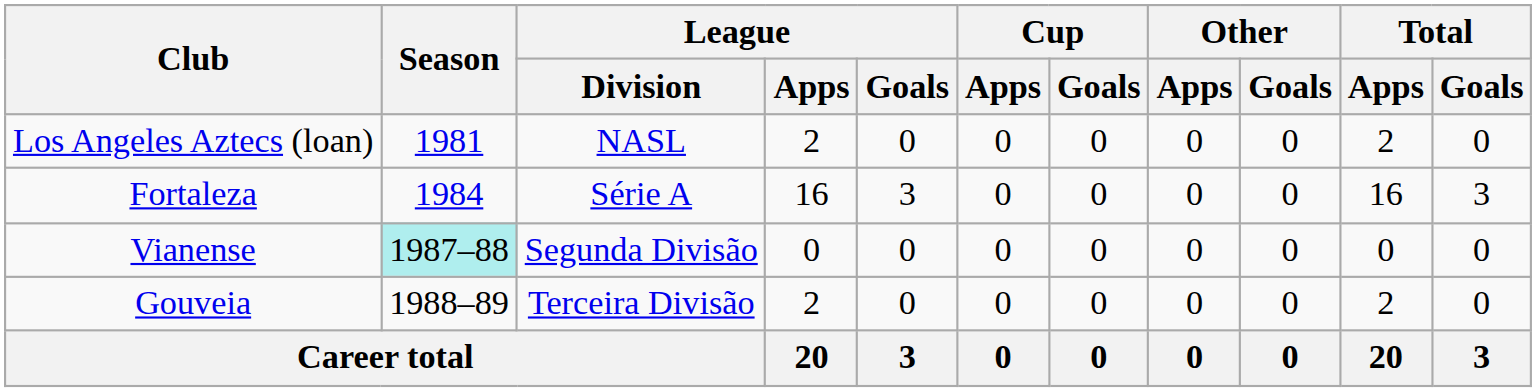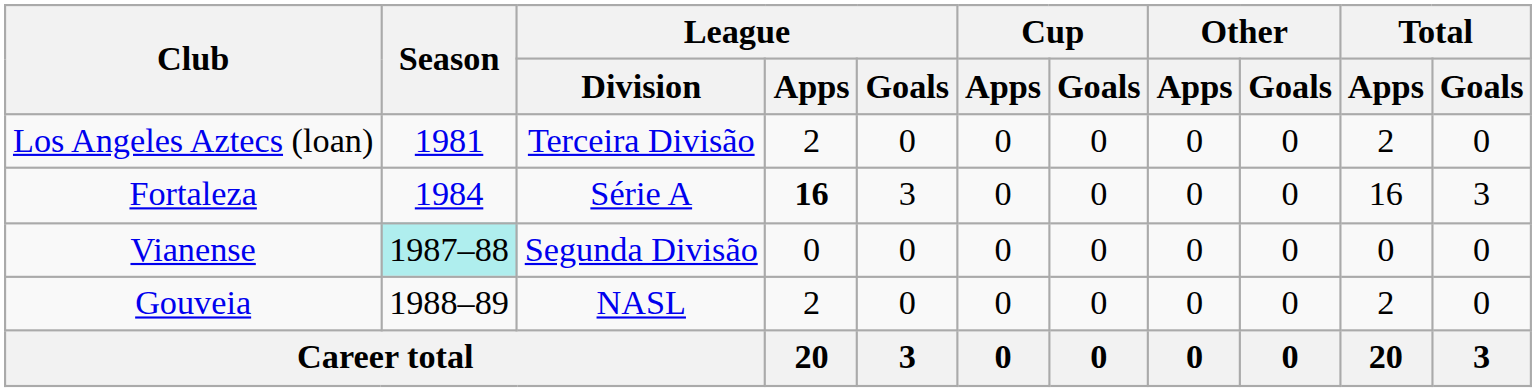(641, 140) NASL -> (641, 140) Terceira Divisão
(812, 194) normal -> (812, 194) bold
(641, 303) Terceira Divisão -> (641, 303) NASL
